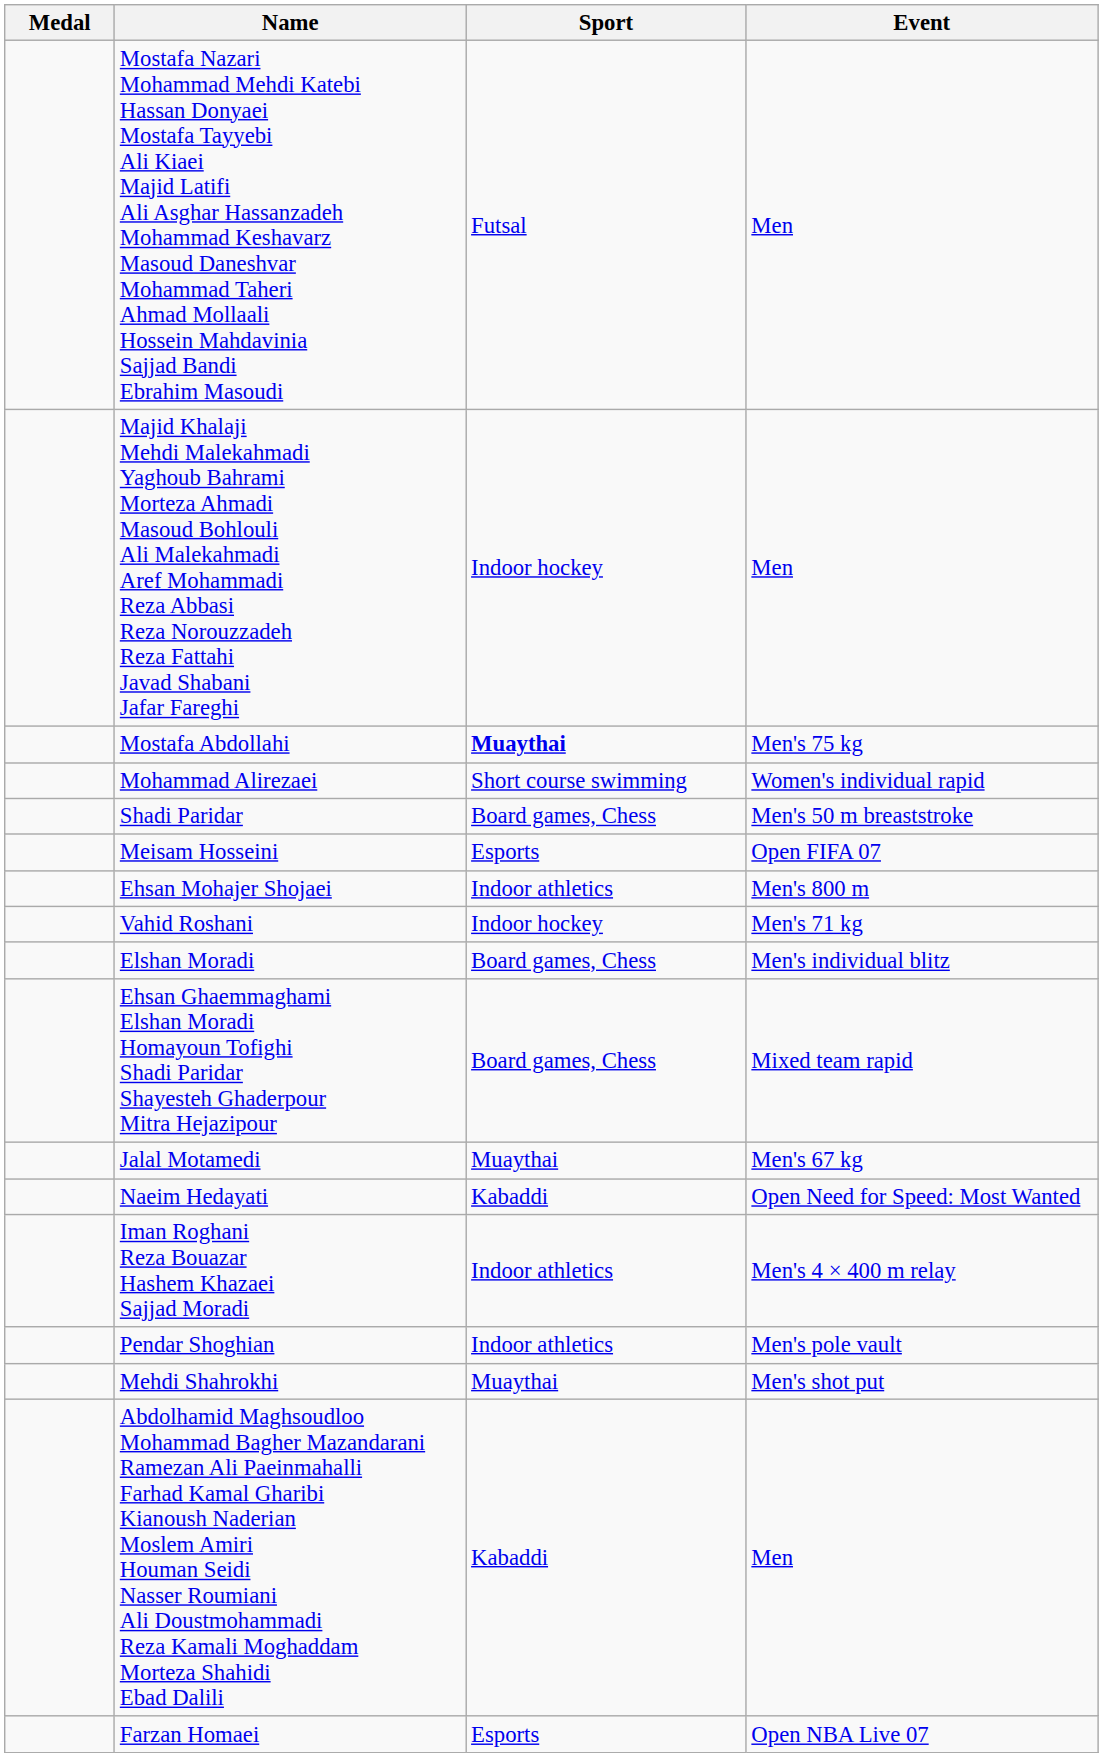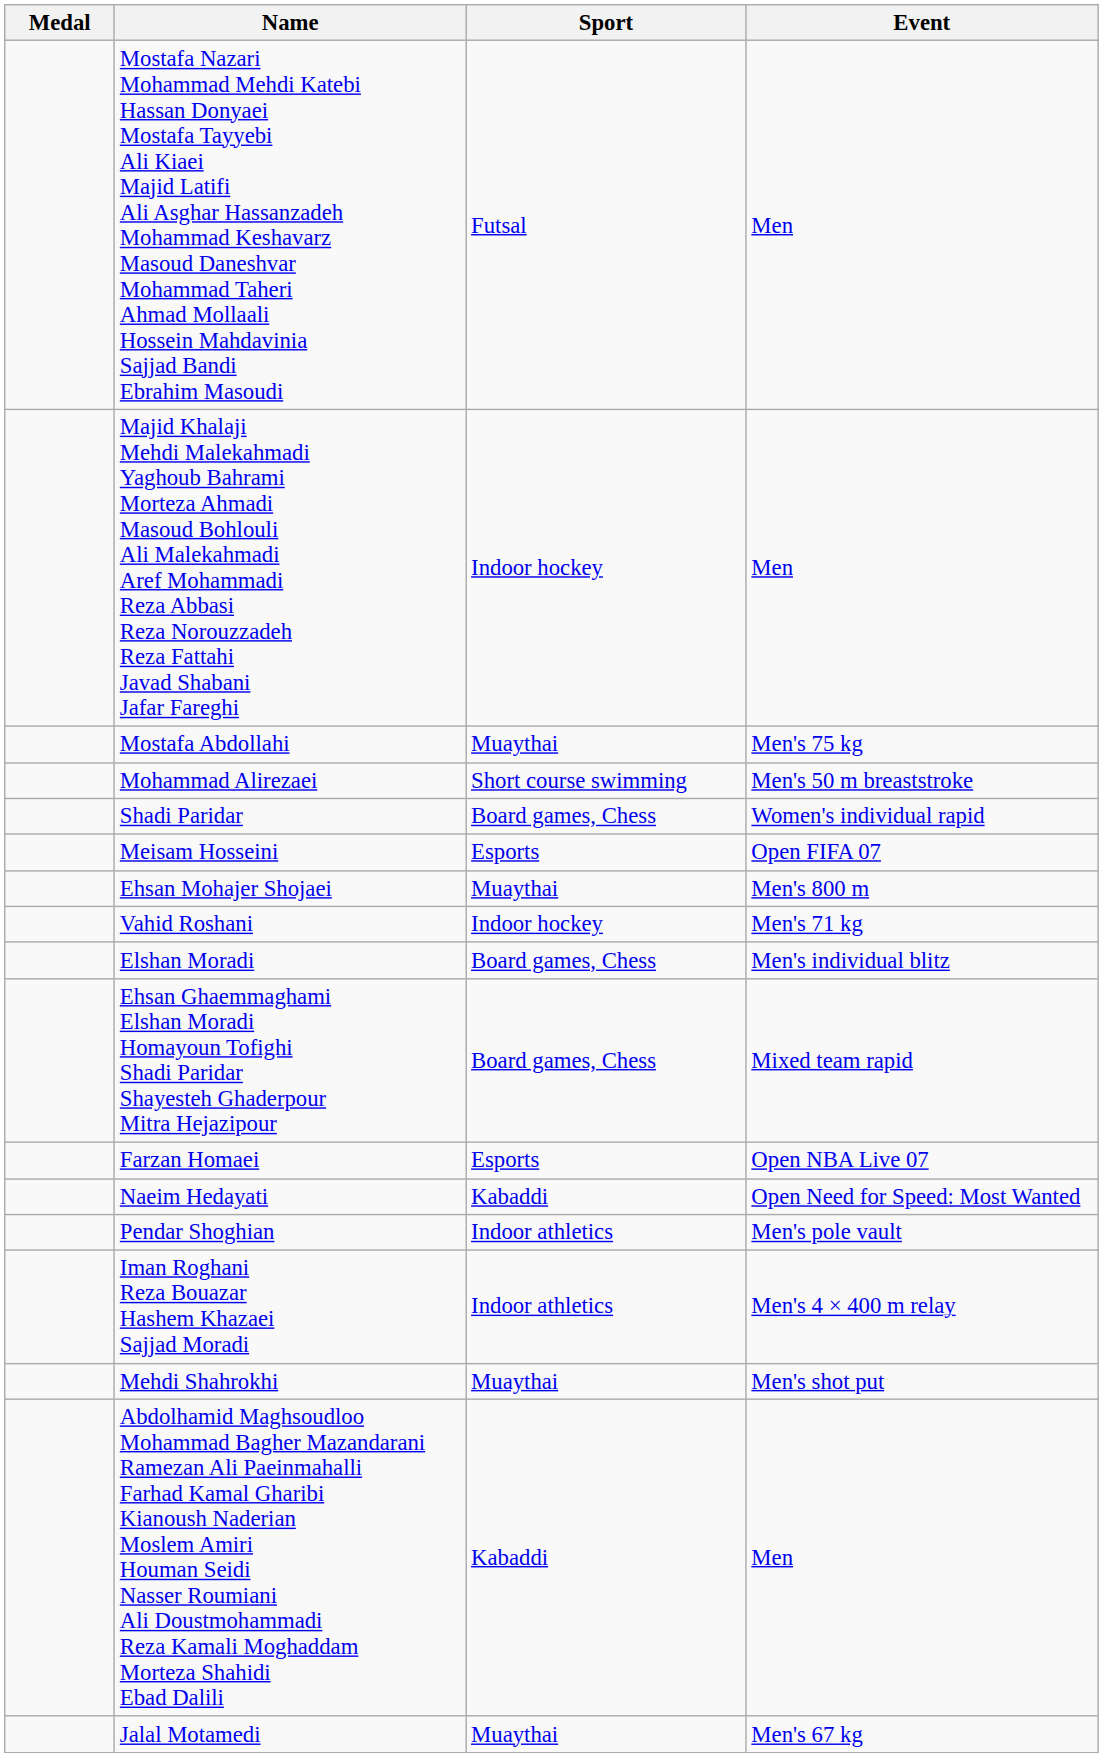(518, 744) bold -> (515, 744) normal
(868, 780) Women's individual rapid -> (862, 780) Men's 50 m breaststroke
(862, 816) Men's 50 m breaststroke -> (868, 816) Women's individual rapid
(542, 888) Indoor athletics -> (515, 888) Muaythai
rows swapped: (190, 1734) <-> (190, 1160)
rows swapped: (197, 1270) <-> (197, 1344)
